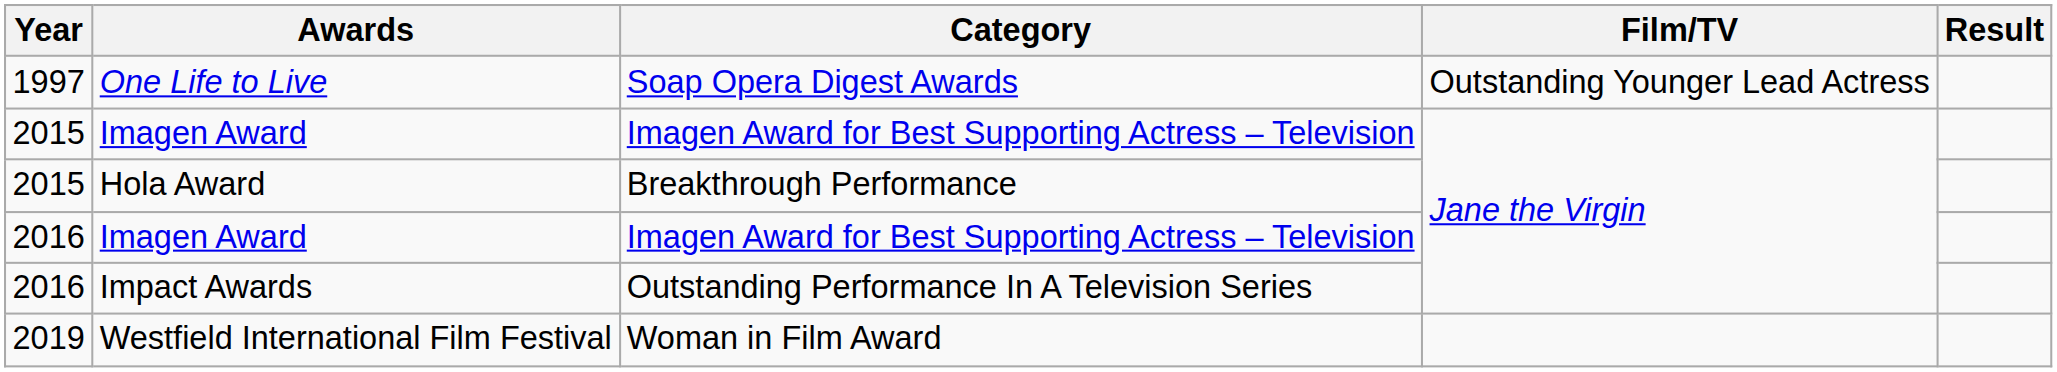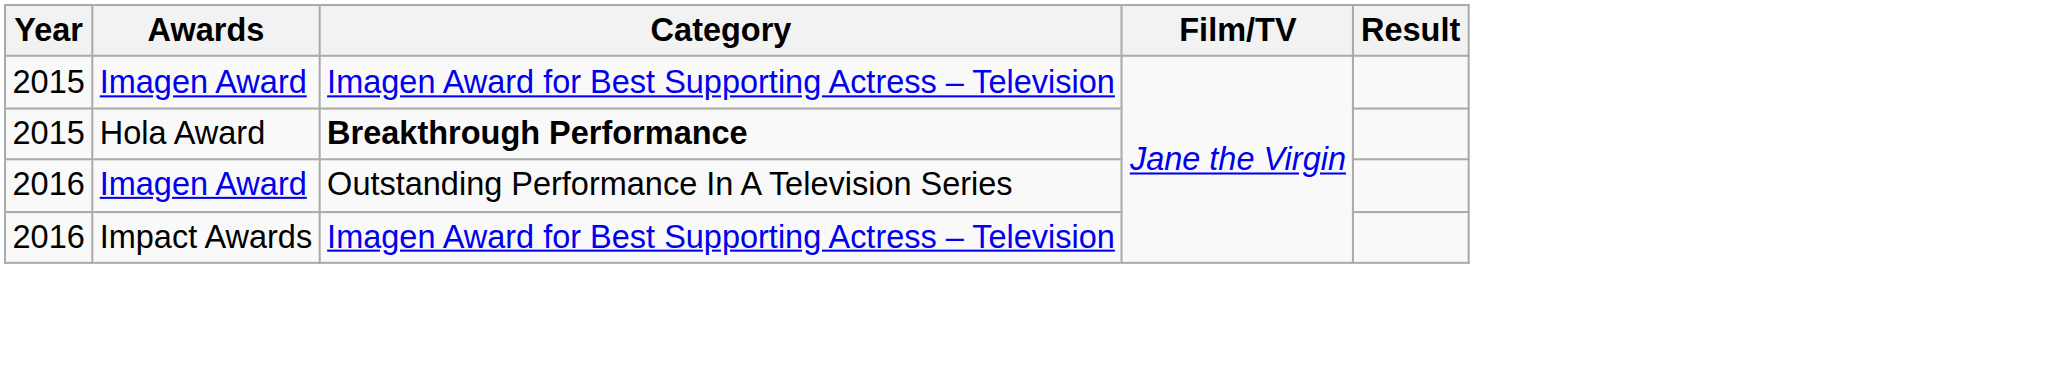- row: (49, 81)
(822, 184) normal -> (537, 133) bold
(1021, 236) Imagen Award for Best Supporting Actress – Television -> (670, 184) Outstanding Performance In A Television Series
(970, 287) Outstanding Performance In A Television Series -> (721, 236) Imagen Award for Best Supporting Actress – Television
- row: (49, 339)
